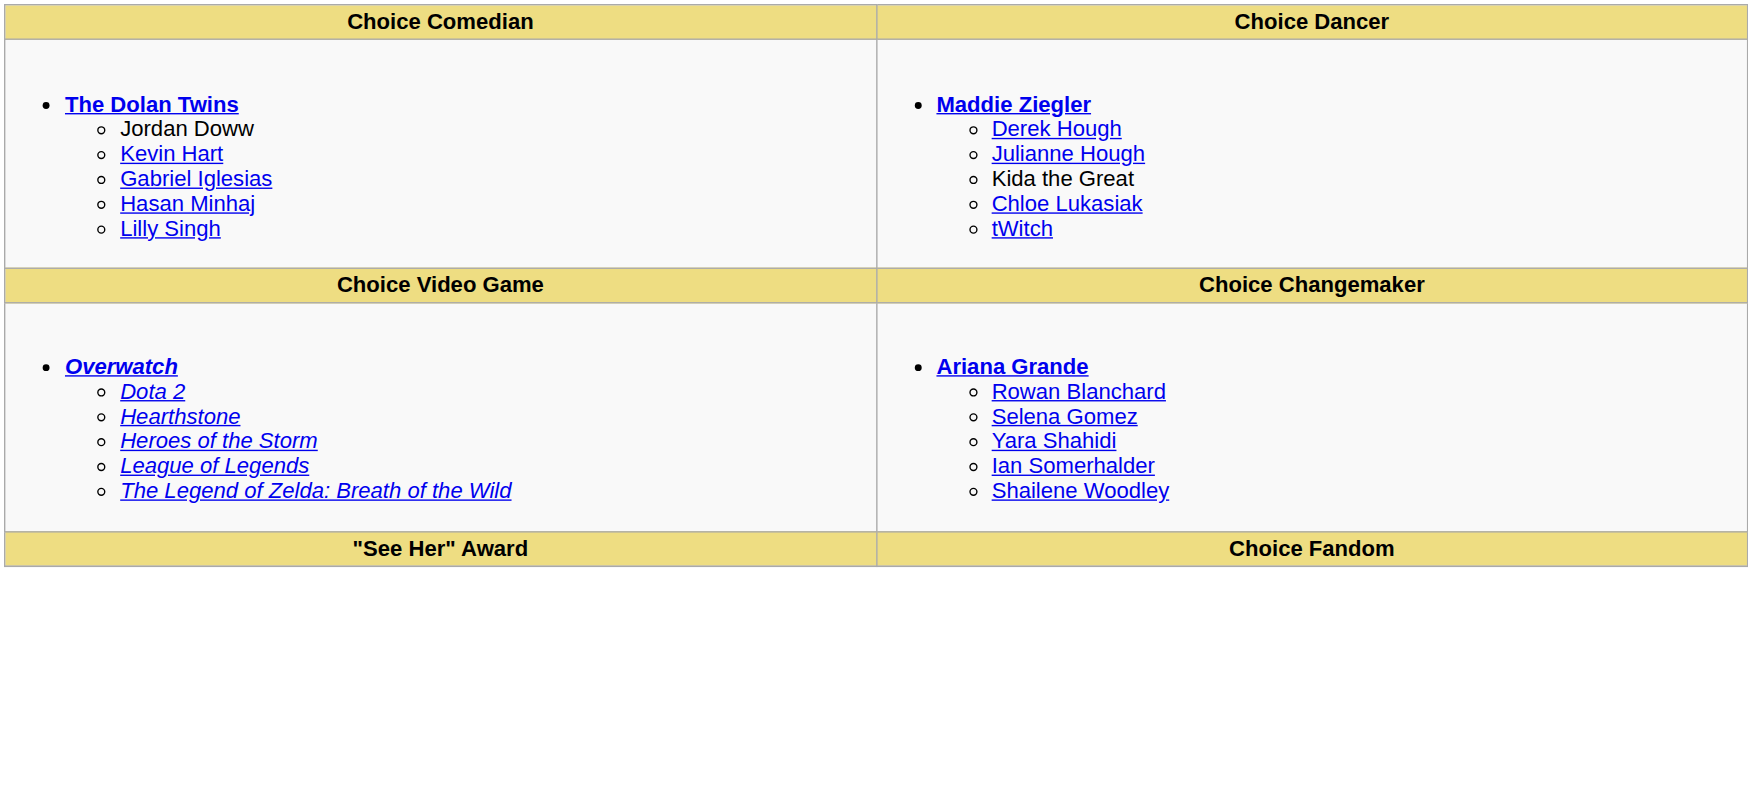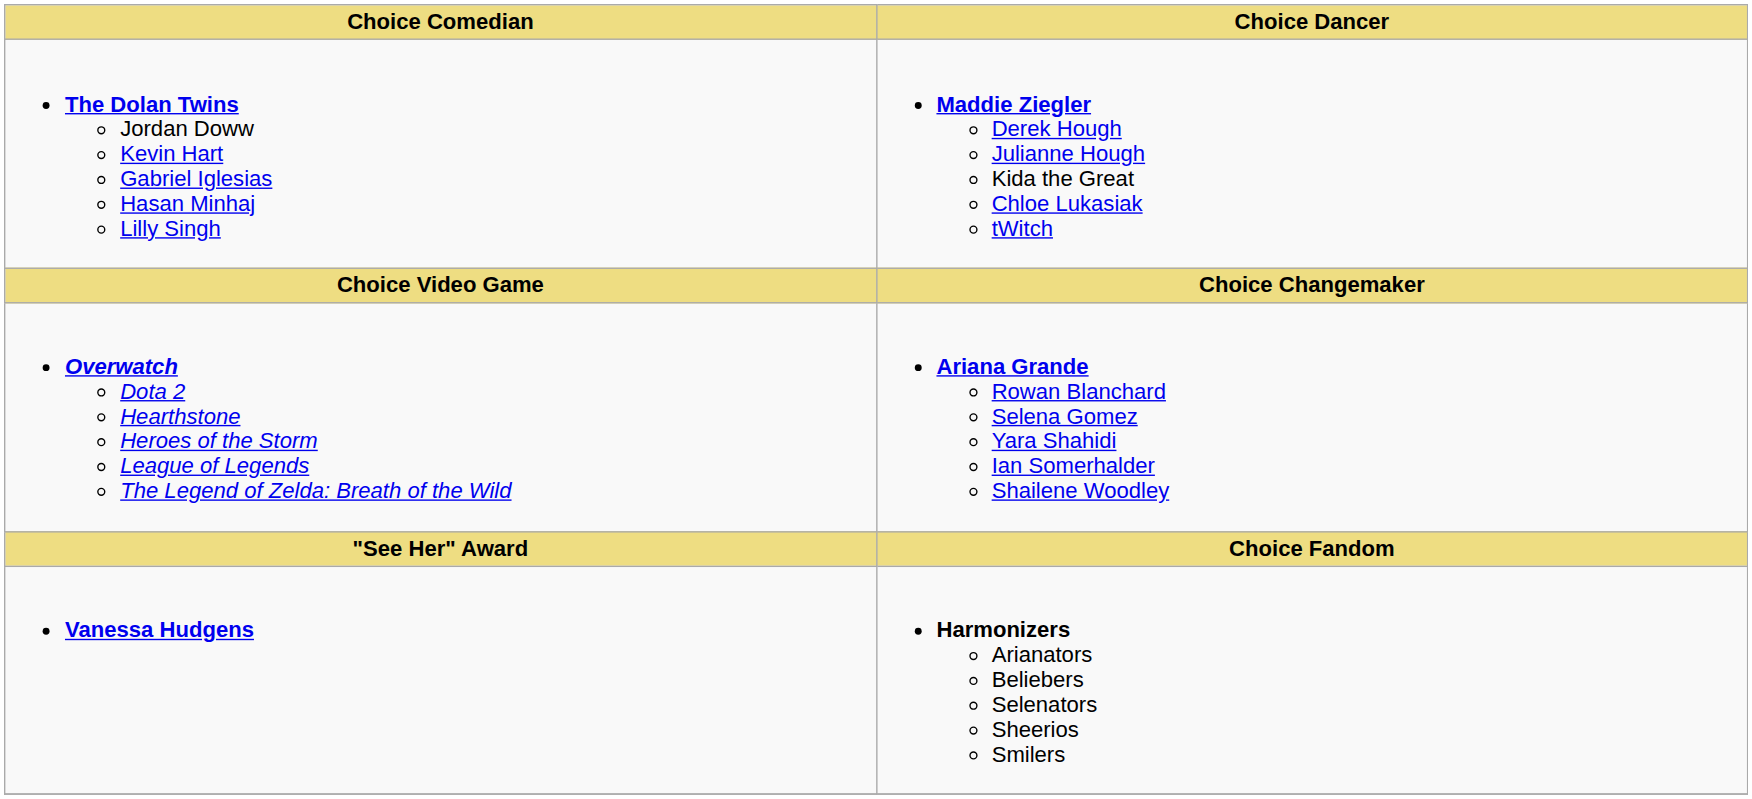+ row: (440, 631)
